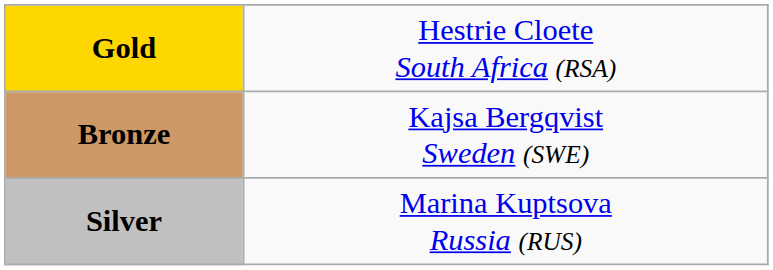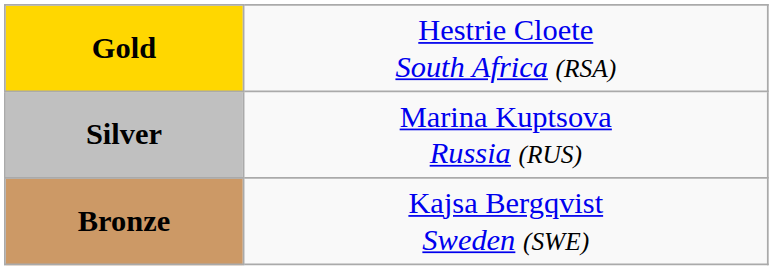rows swapped: (124, 220) <-> (124, 133)
